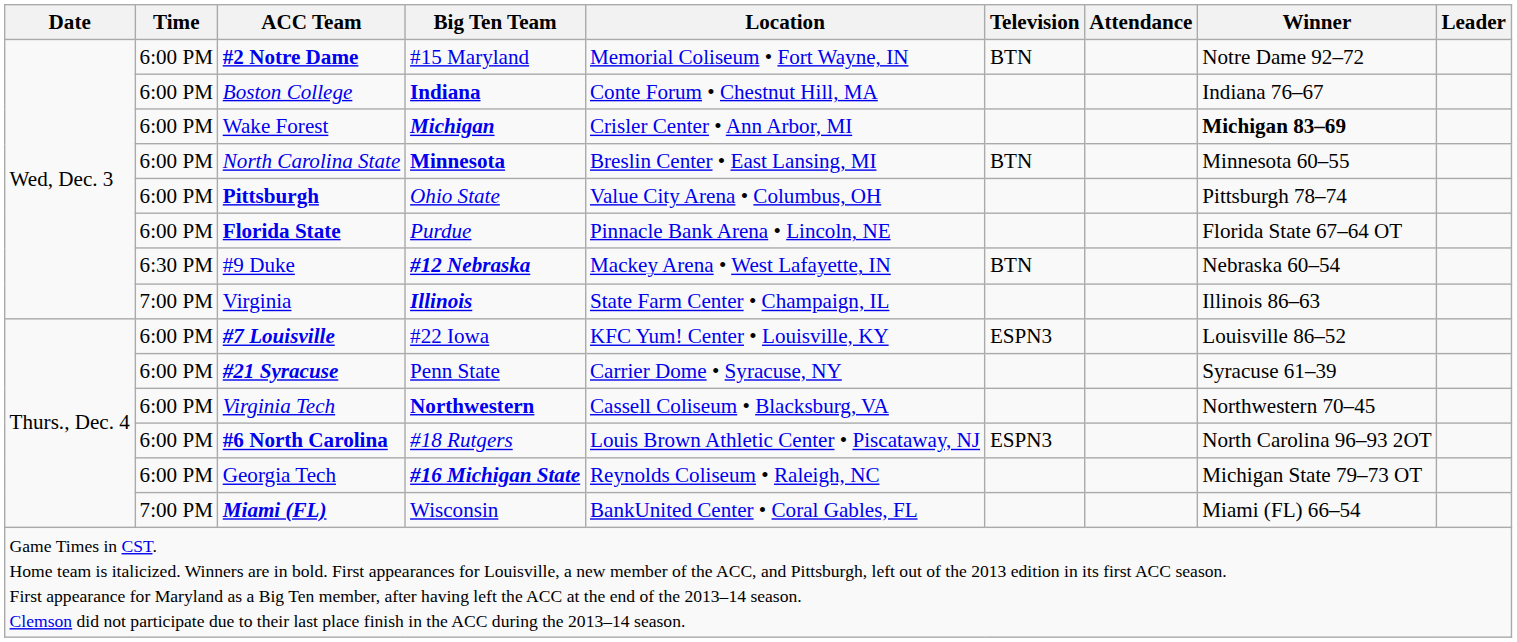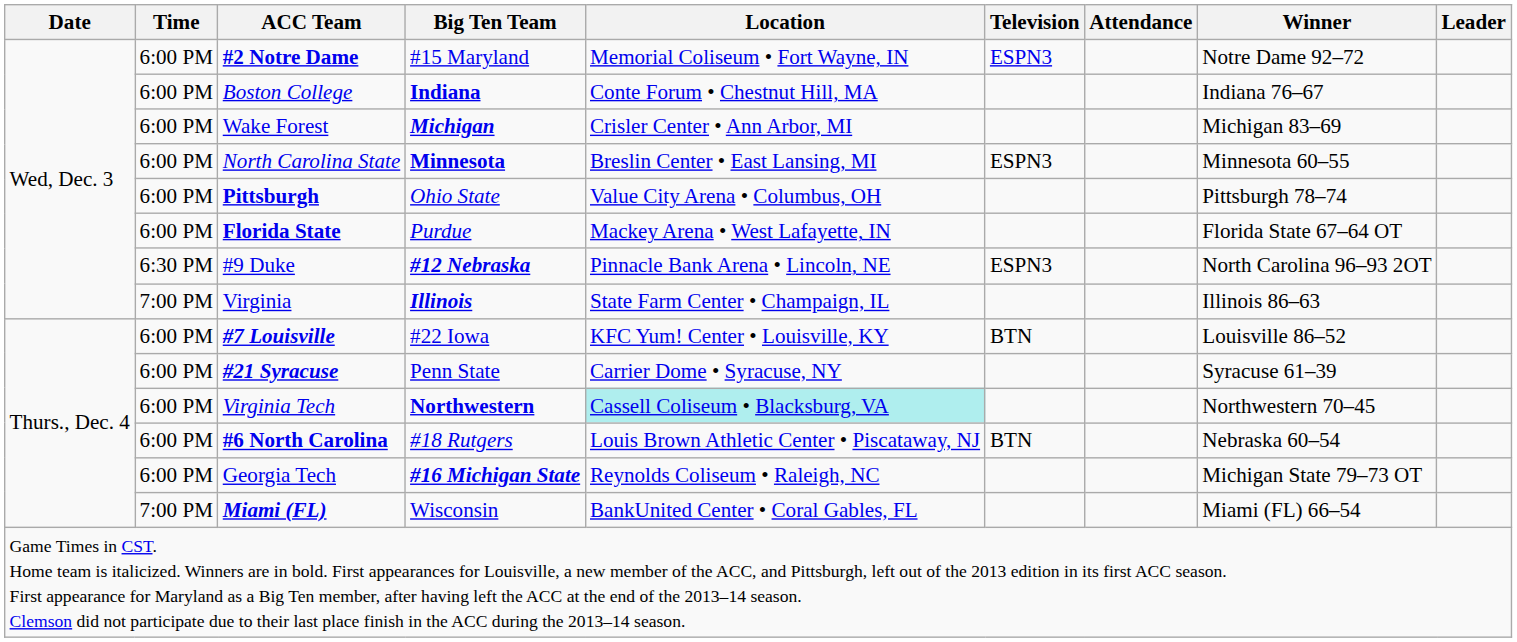(1011, 56) BTN -> (1021, 56) ESPN3
(1274, 126) bold -> (1272, 126) normal
(1011, 161) BTN -> (1021, 161) ESPN3
(740, 231) Pinnacle Bank Arena • Lincoln, NE -> (740, 231) Mackey Arena • West Lafayette, IN
(740, 265) Mackey Arena • West Lafayette, IN -> (740, 265) Pinnacle Bank Arena • Lincoln, NE
(1011, 265) BTN -> (1021, 265) ESPN3
(1271, 265) Nebraska 60–54 -> (1317, 265) North Carolina 96–93 2OT
(1021, 335) ESPN3 -> (1011, 335) BTN
(739, 405) no background -> (739, 405) paleturquoise background
(1021, 440) ESPN3 -> (1011, 440) BTN
(1317, 440) North Carolina 96–93 2OT -> (1271, 440) Nebraska 60–54
